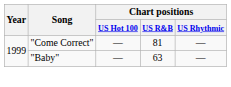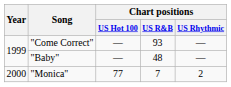(158, 43) 81 -> (158, 43) 93
(158, 58) 63 -> (158, 58) 48
+ row: (49, 74)
